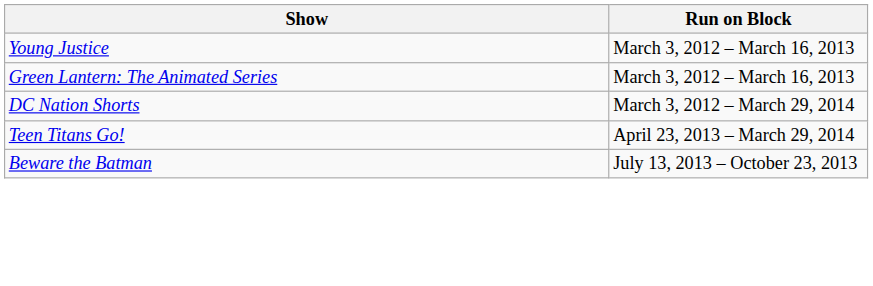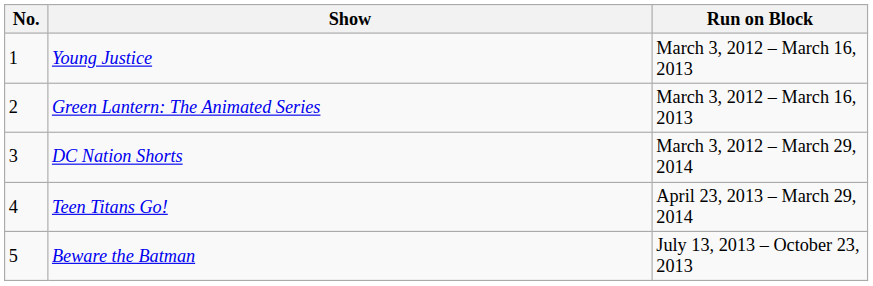+ column: (26, 18)
